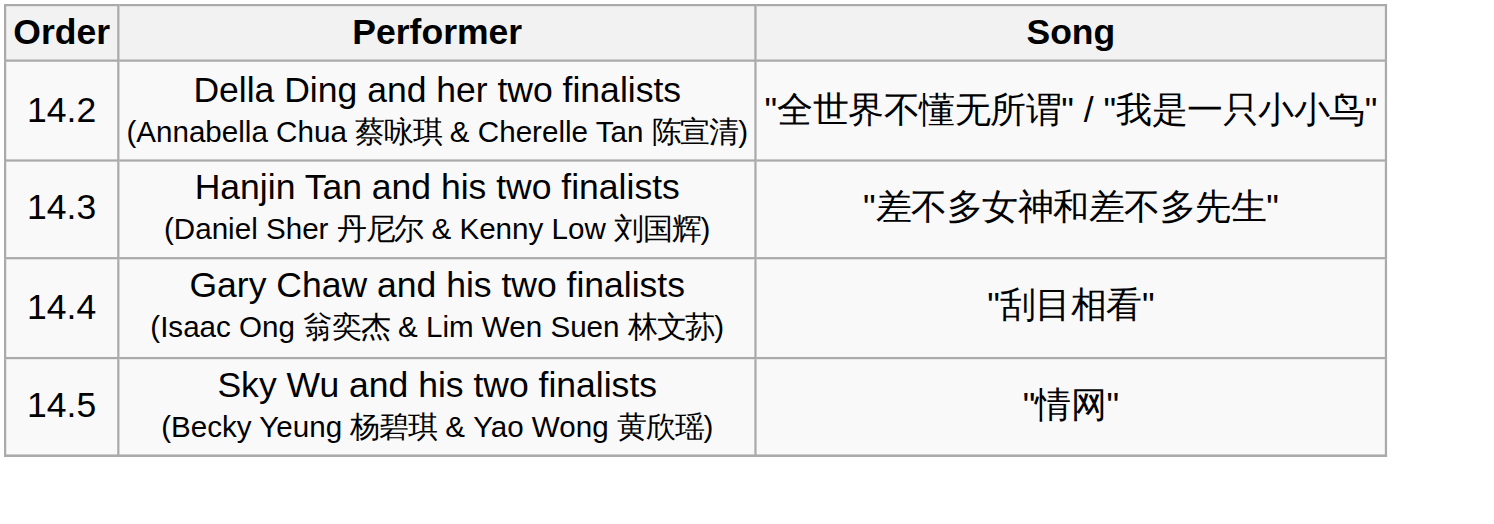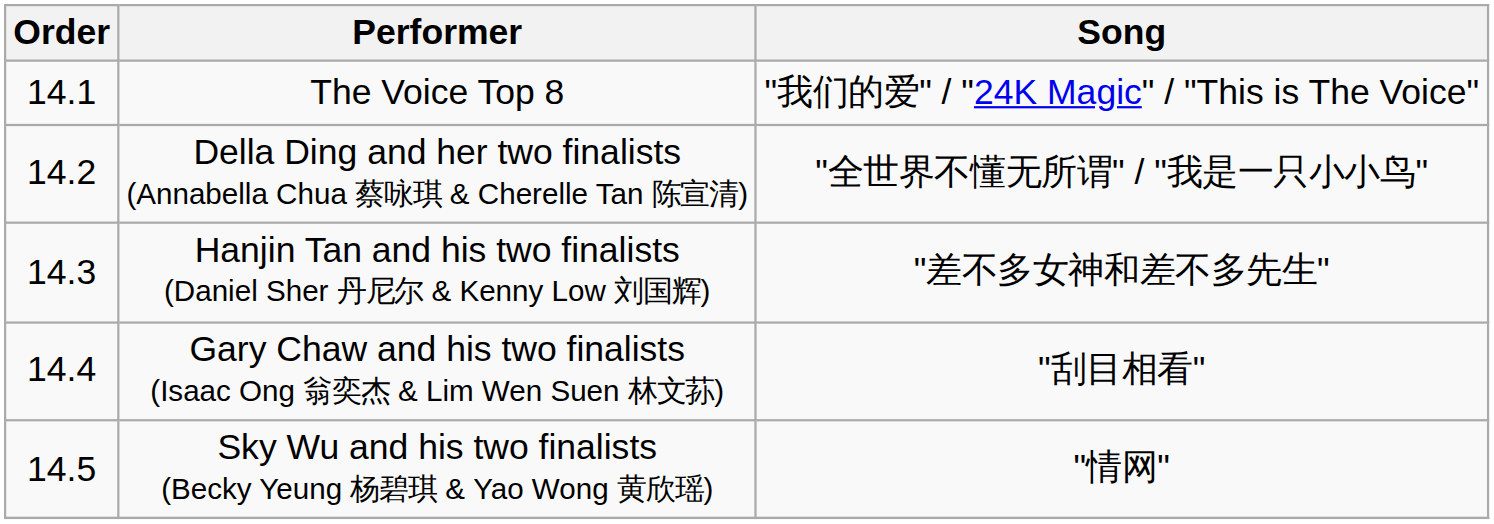+ row: (437, 92)
